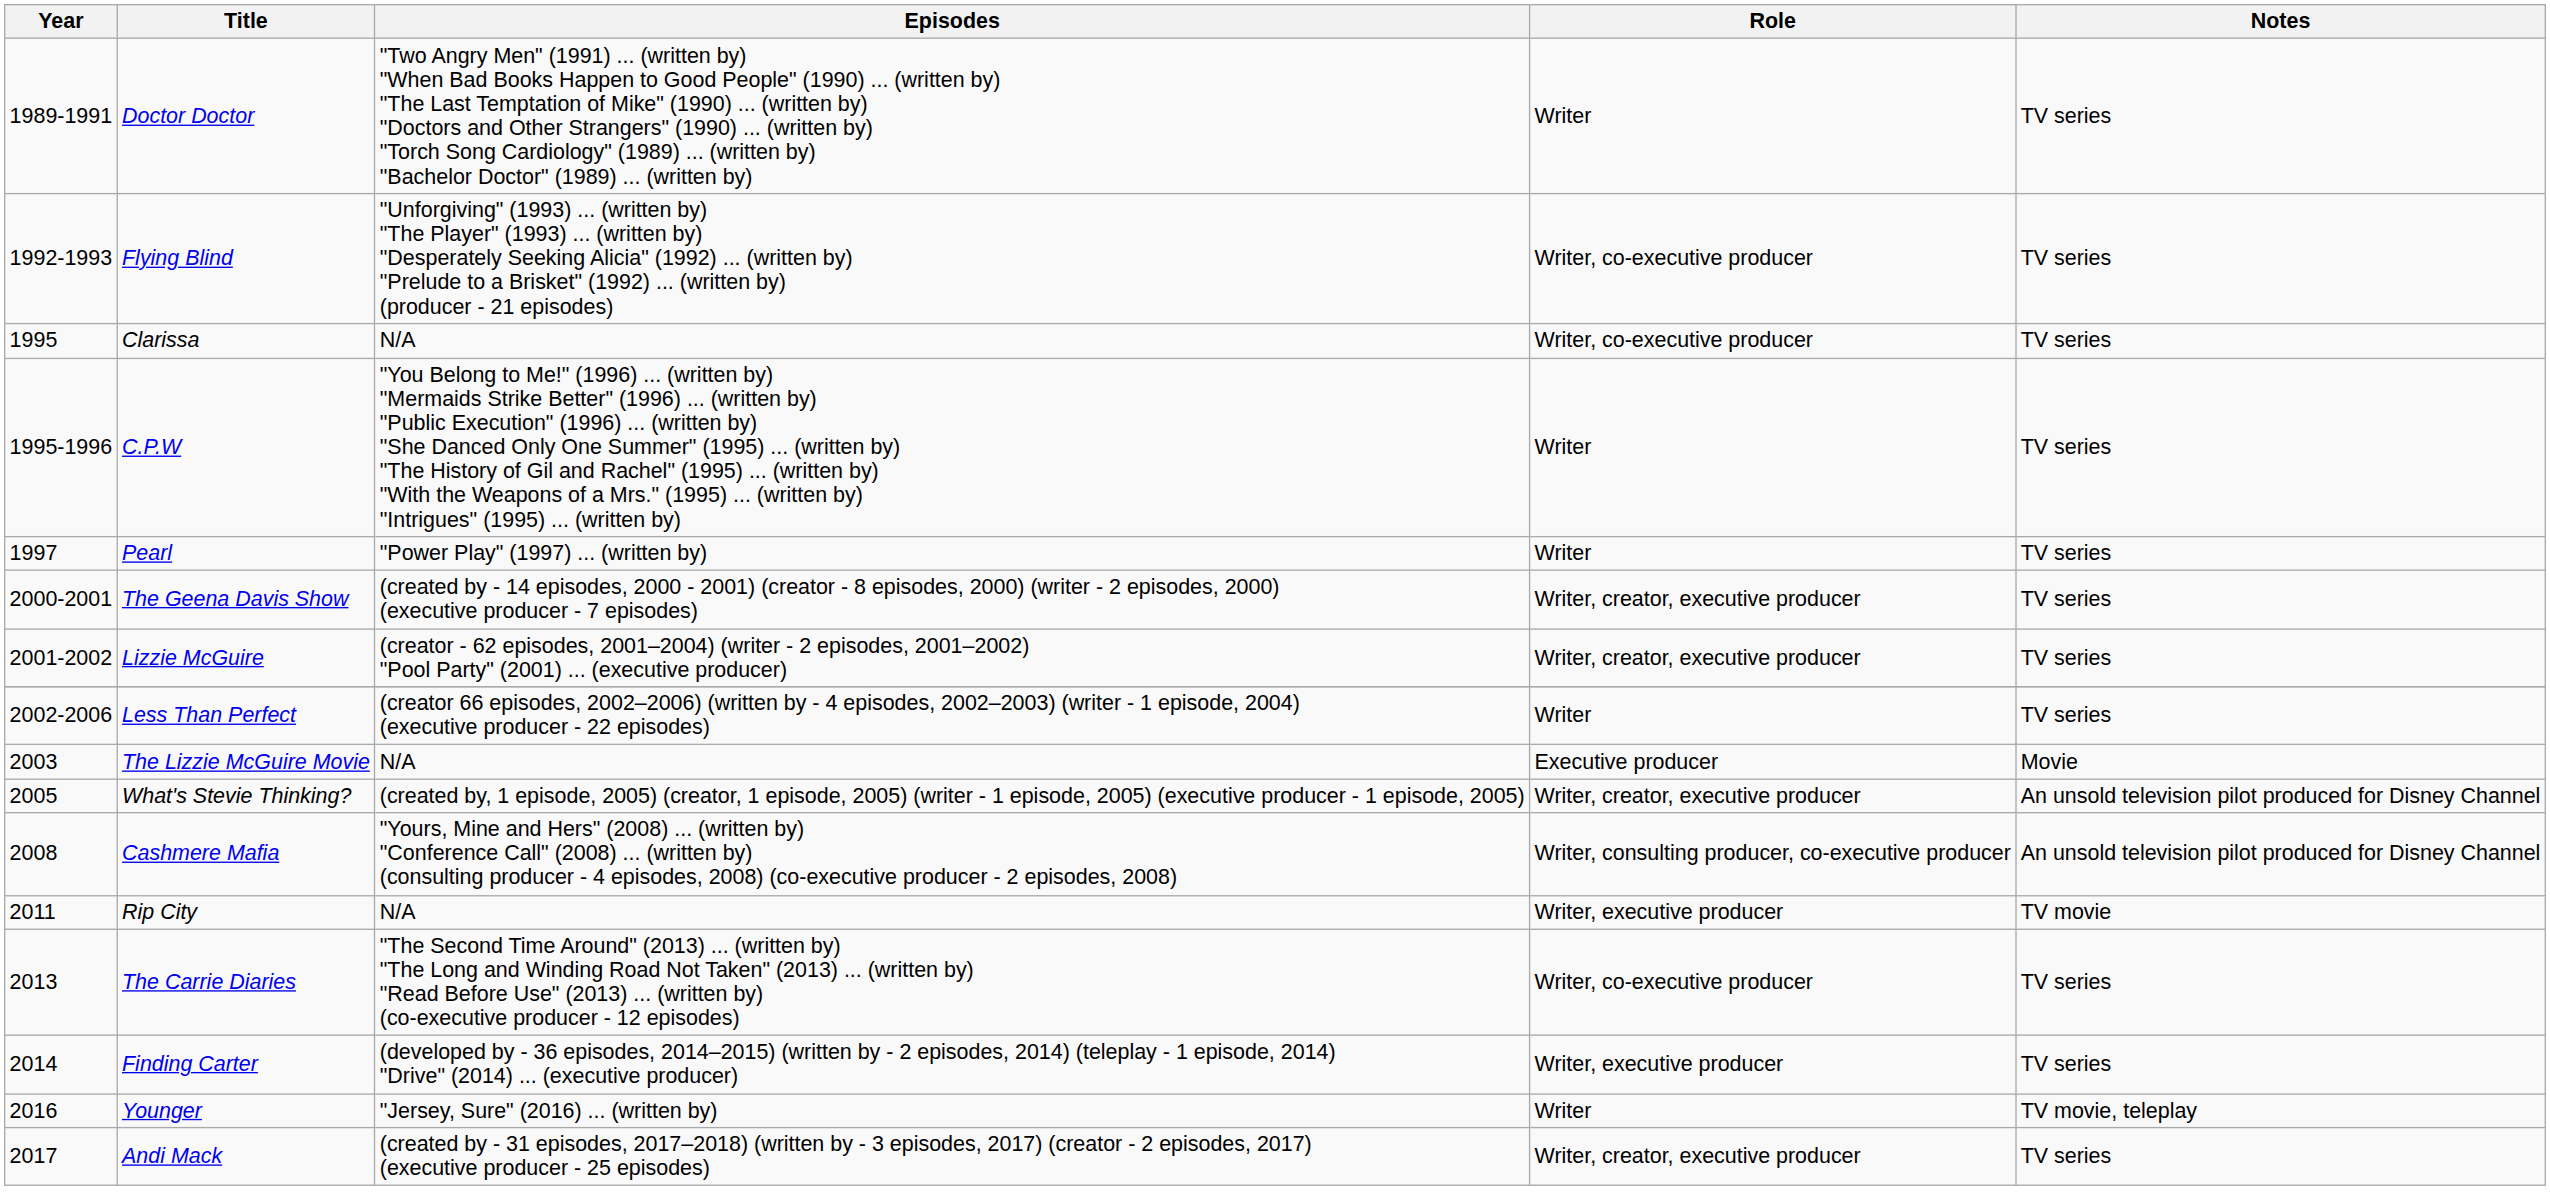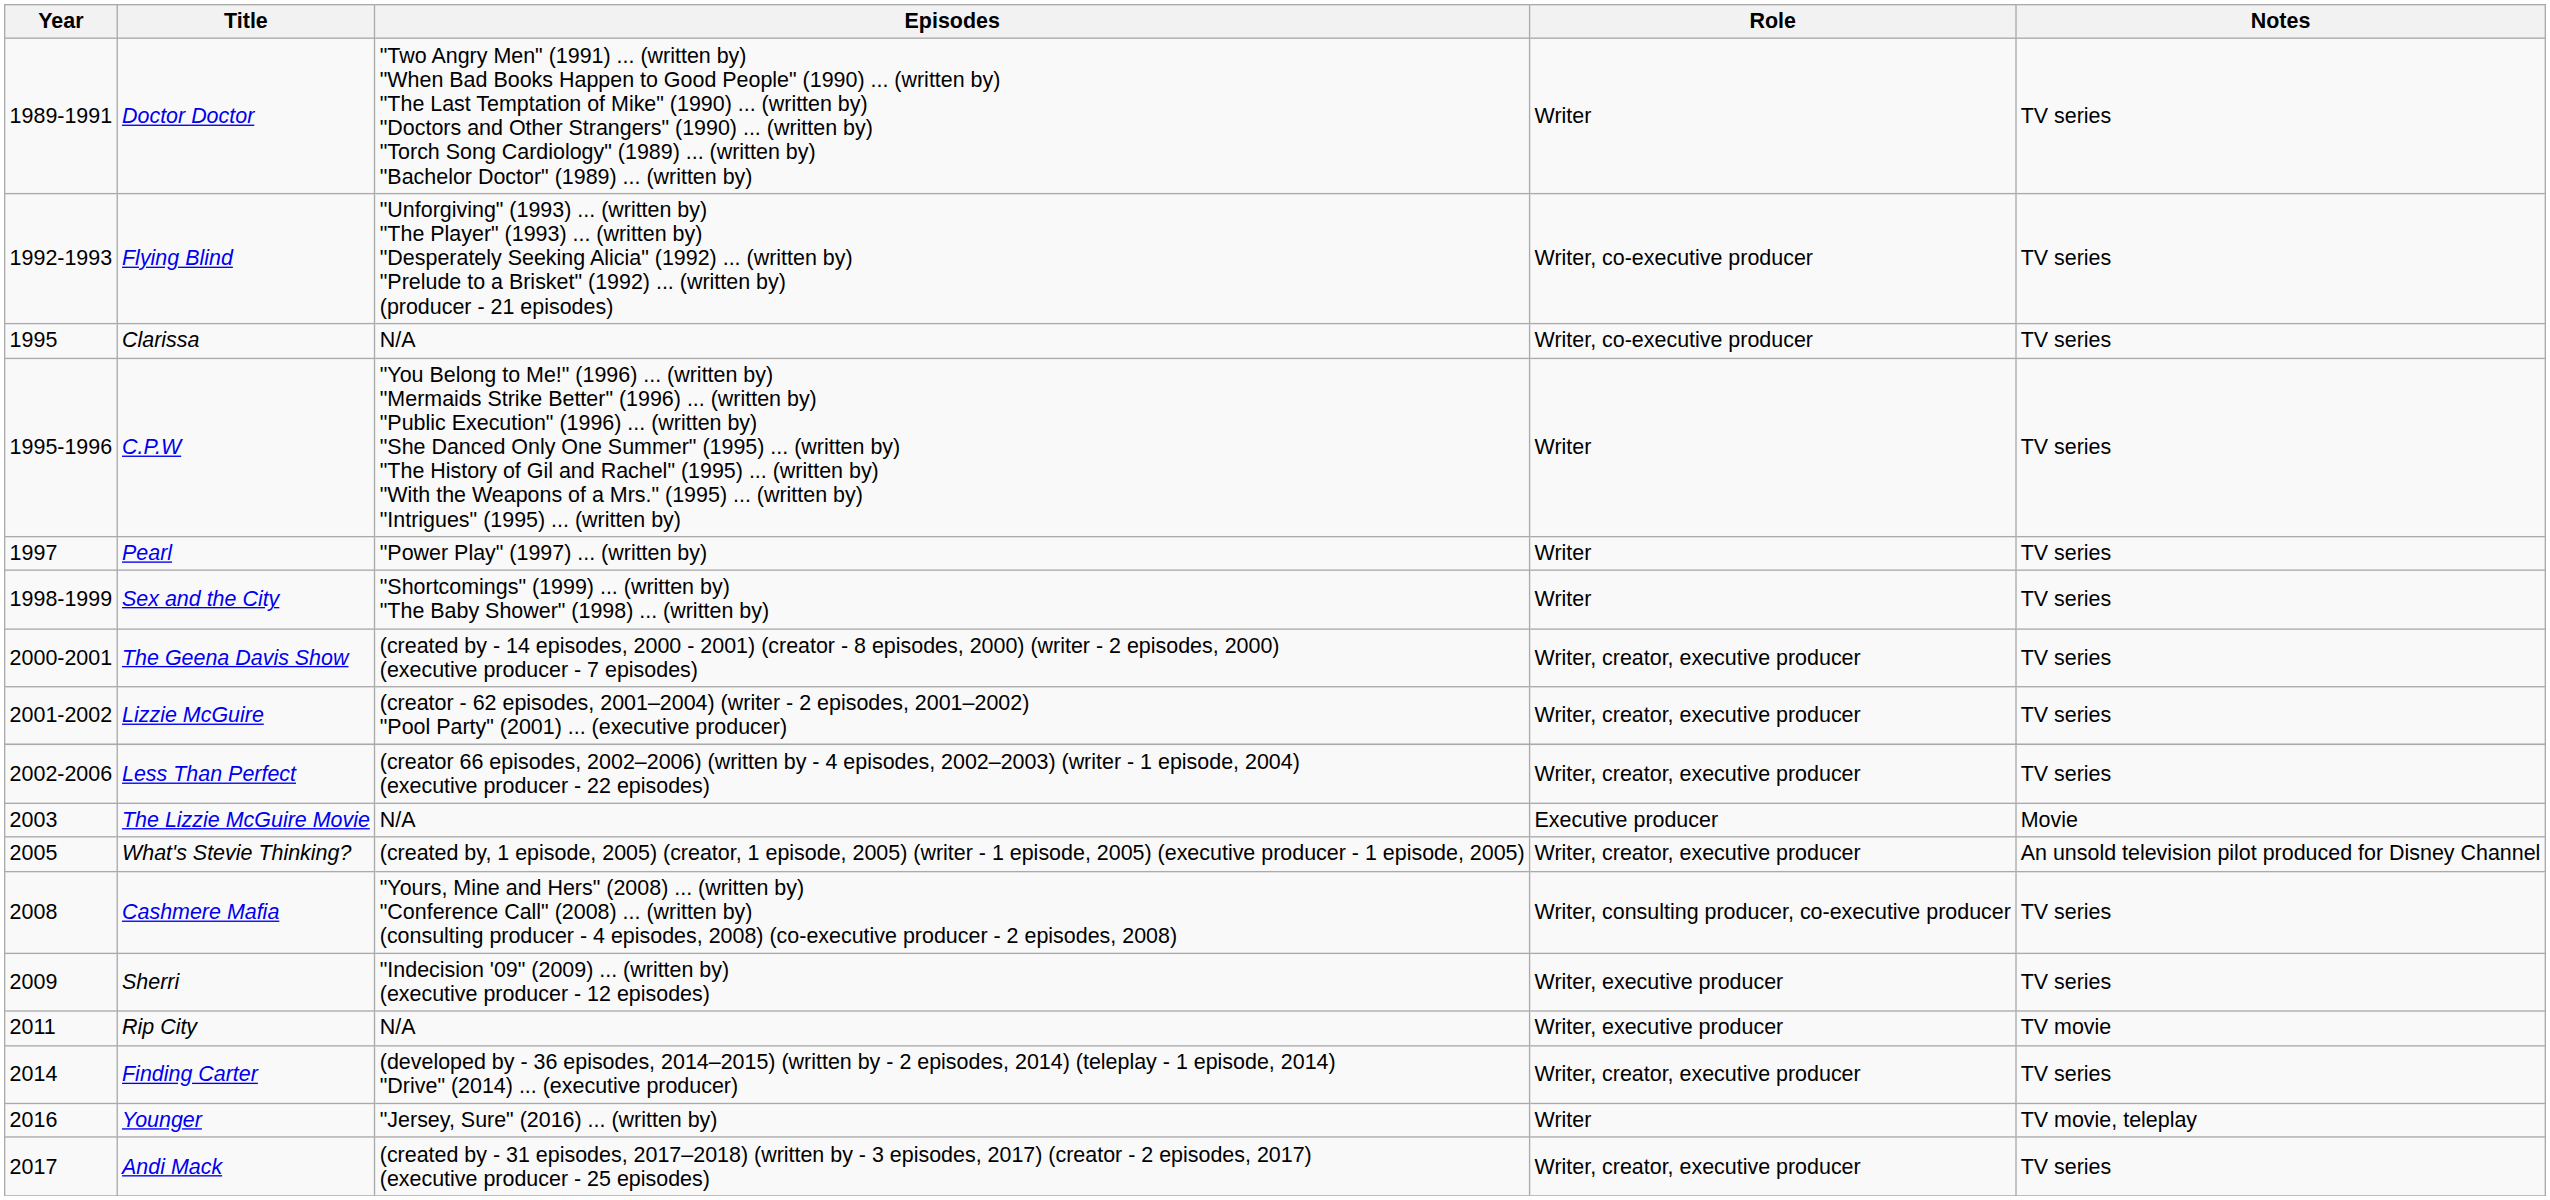+ row: (201, 599)
(1563, 715) Writer -> (1698, 773) Writer, creator, executive producer
(2281, 853) An unsold television pilot produced for Disney Channel -> (2066, 911) TV series
+ row: (151, 982)
- row: (209, 982)
(1659, 1064) Writer, executive producer -> (1698, 1074) Writer, creator, executive producer
